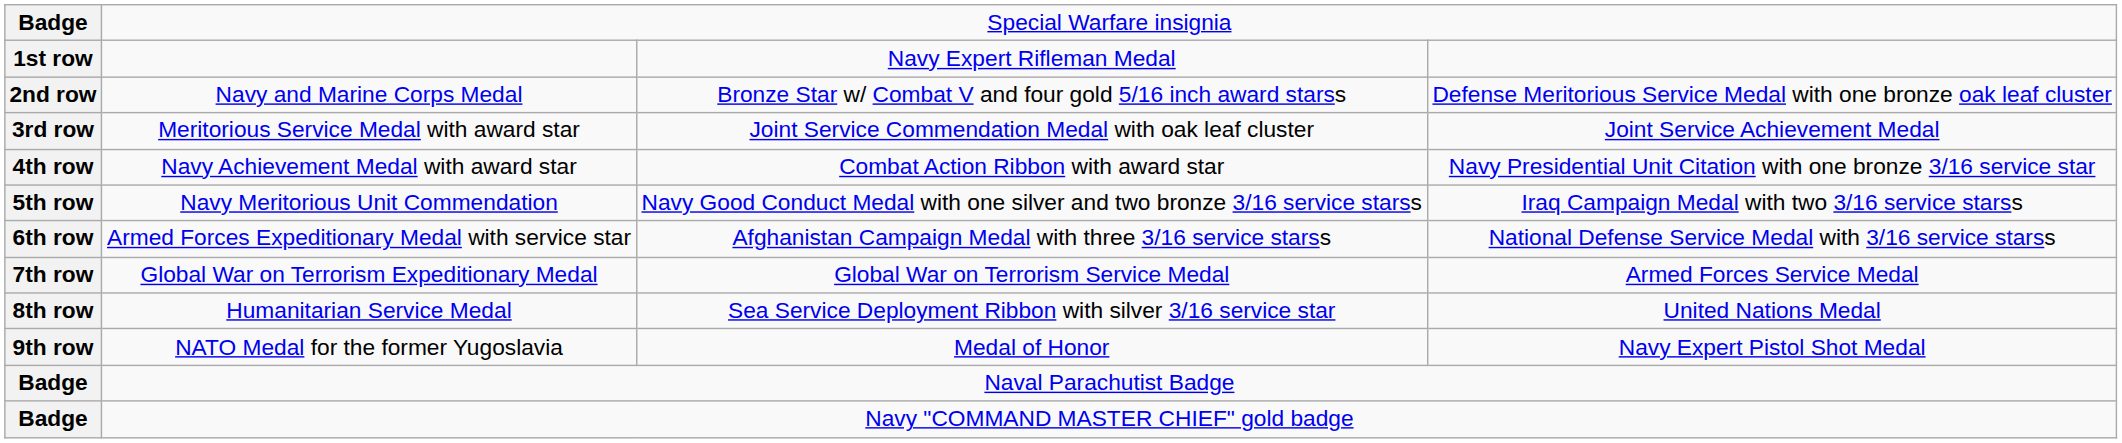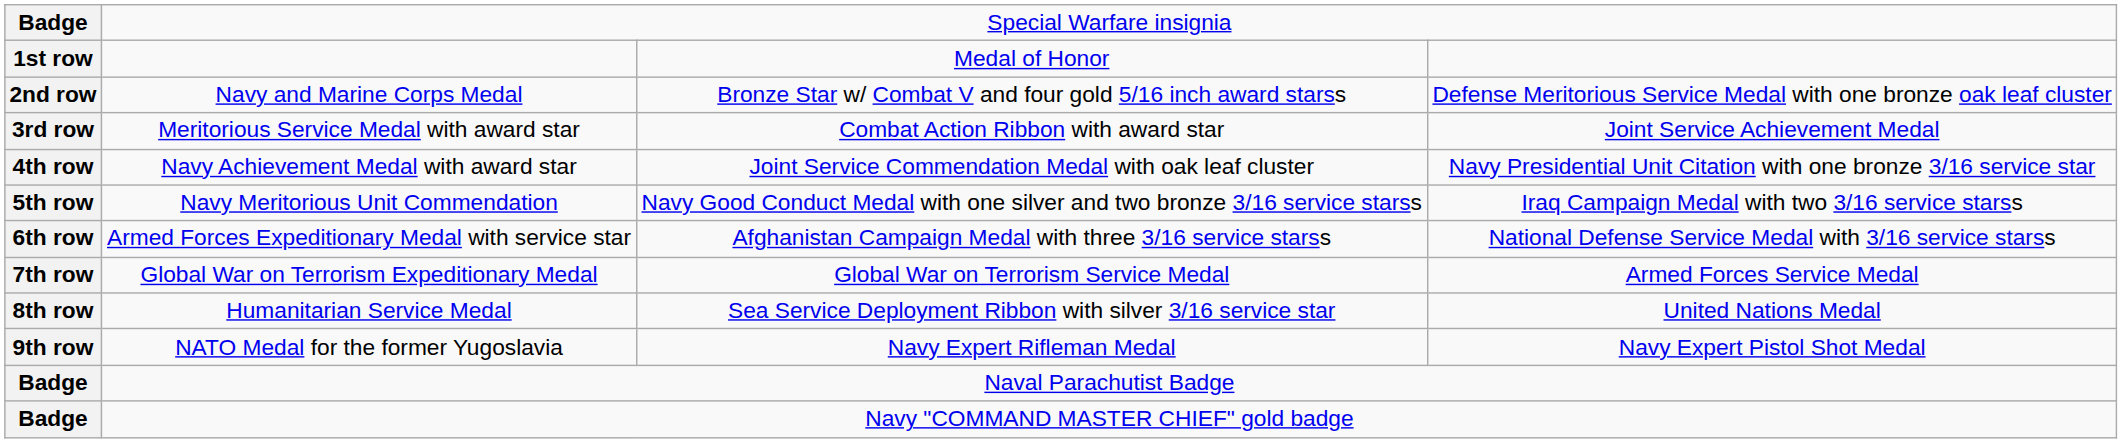(1032, 58) Navy Expert Rifleman Medal -> (1032, 58) Medal of Honor
(1032, 130) Joint Service Commendation Medal with oak leaf cluster -> (1032, 130) Combat Action Ribbon with award star
(1032, 166) Combat Action Ribbon with award star -> (1032, 166) Joint Service Commendation Medal with oak leaf cluster
(1032, 346) Medal of Honor -> (1032, 346) Navy Expert Rifleman Medal
